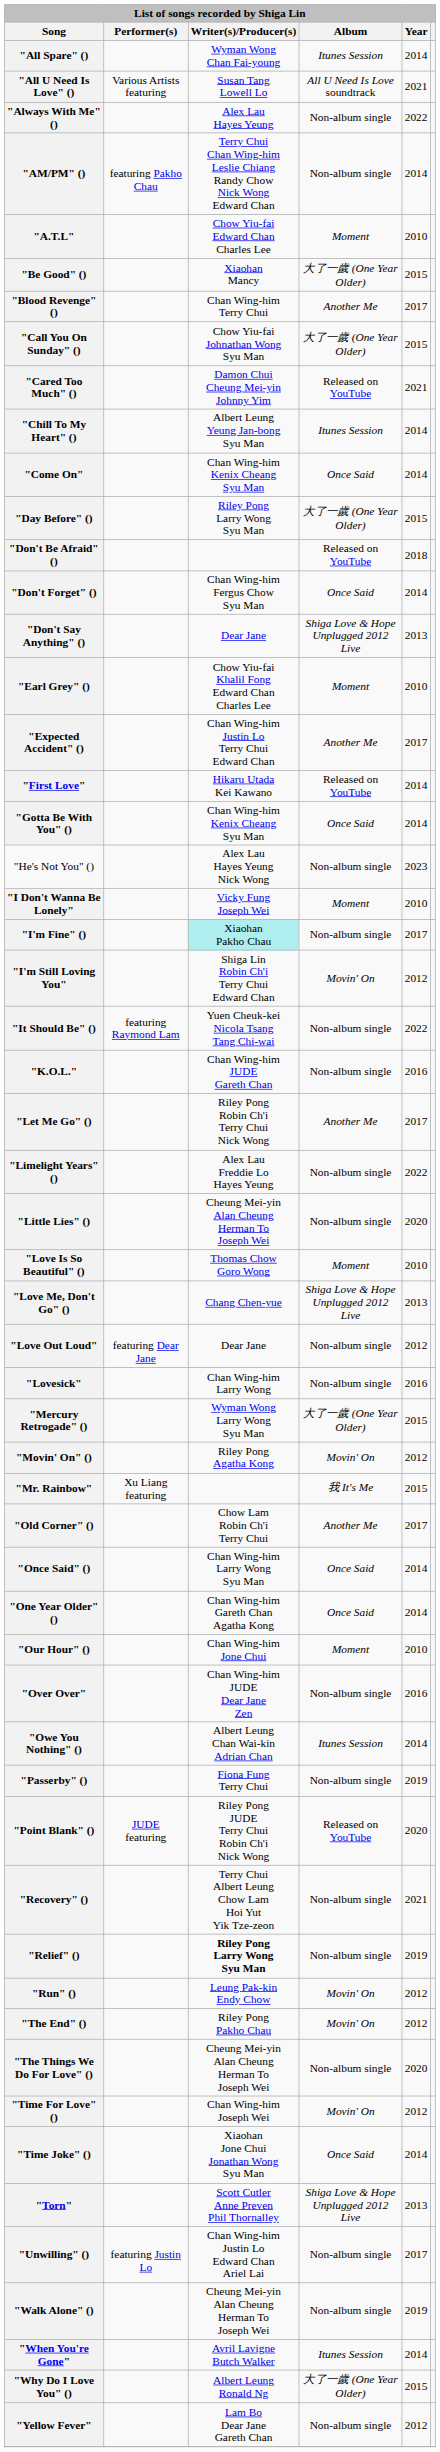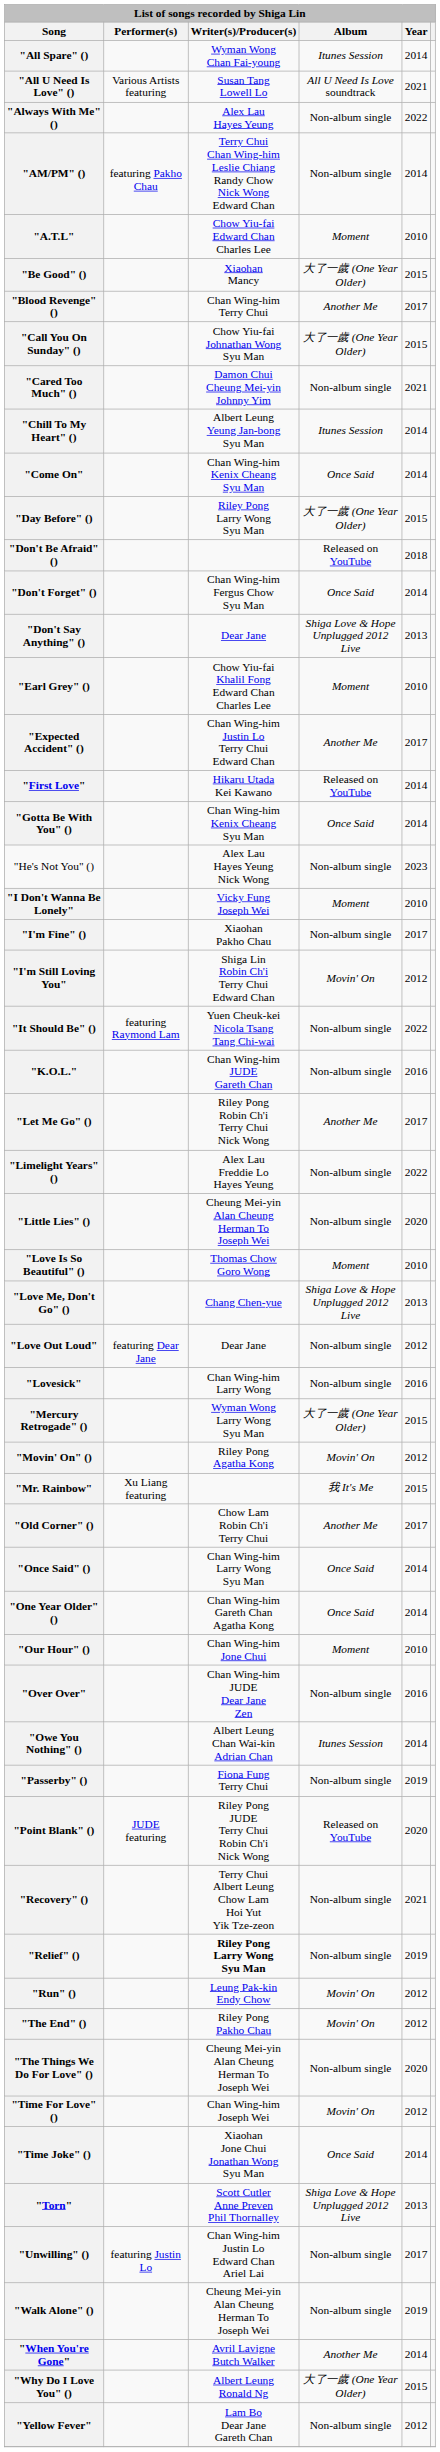(351, 387) Released on YouTube -> (351, 387) Non-album single
(244, 934) paleturquoise background -> (244, 934) no background
(351, 2354) Itunes Session -> (351, 2354) Another Me
